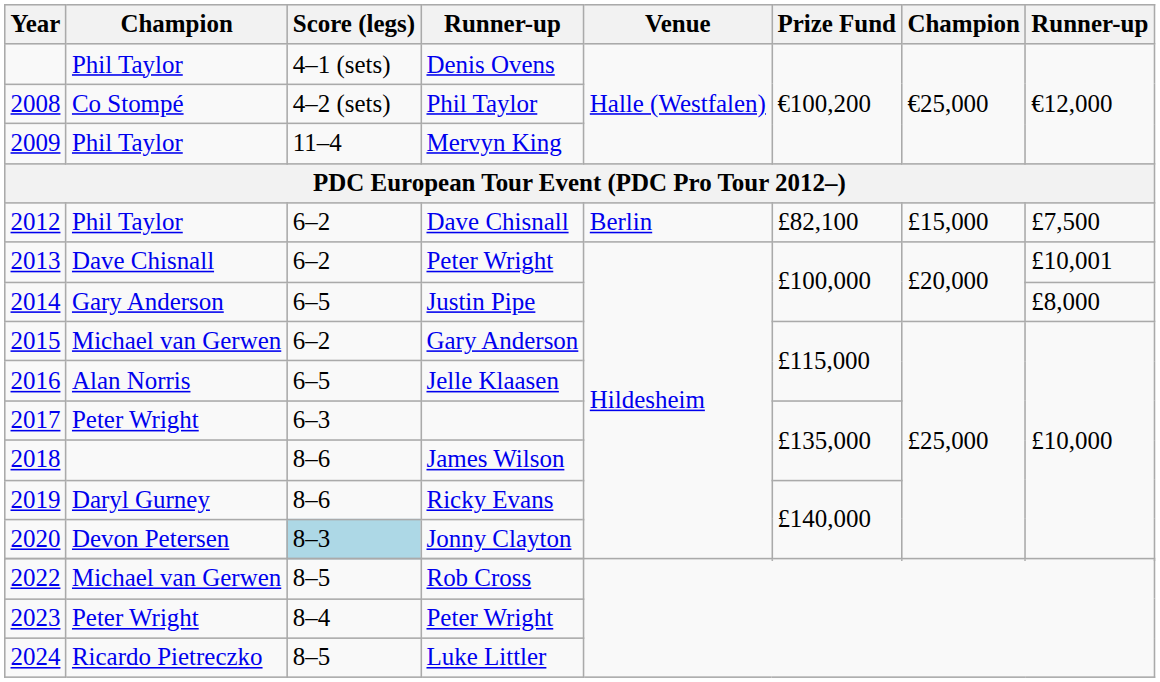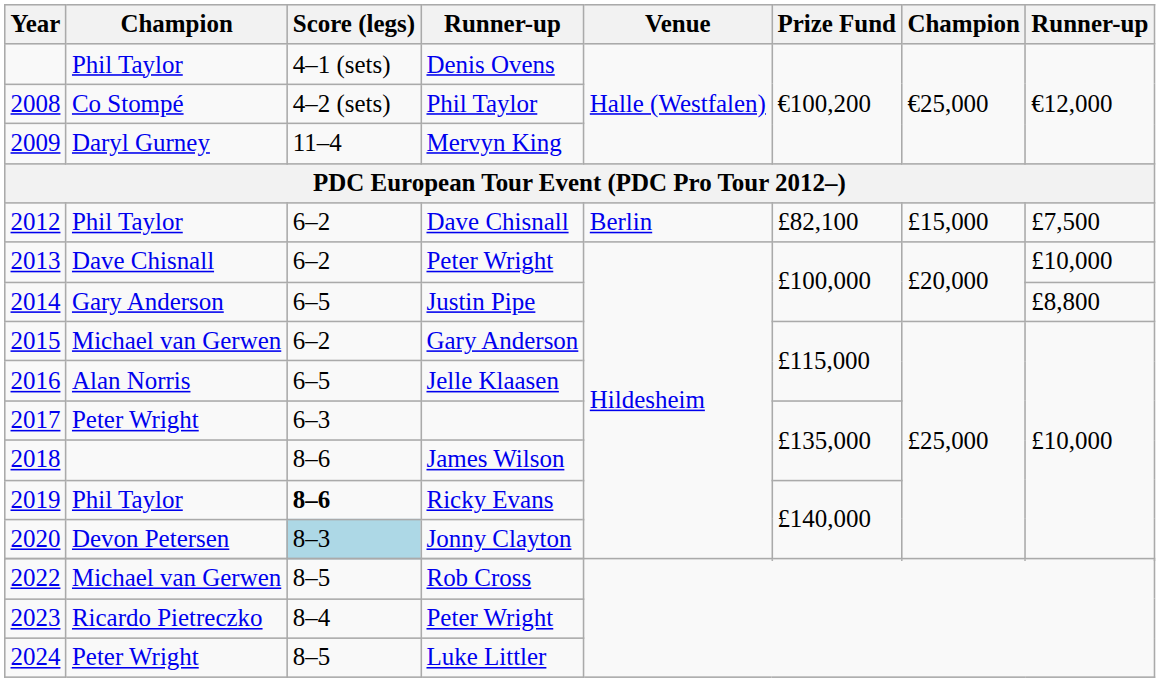(127, 143) Phil Taylor -> (141, 143) Daryl Gurney
(1072, 261) £10,001 -> (1072, 261) £10,000
(1066, 301) £8,000 -> (1066, 301) £8,800
(141, 499) Daryl Gurney -> (127, 499) Phil Taylor
(311, 499) normal -> (311, 499) bold
(135, 618) Peter Wright -> (167, 618) Ricardo Pietreczko
(167, 657) Ricardo Pietreczko -> (135, 657) Peter Wright
